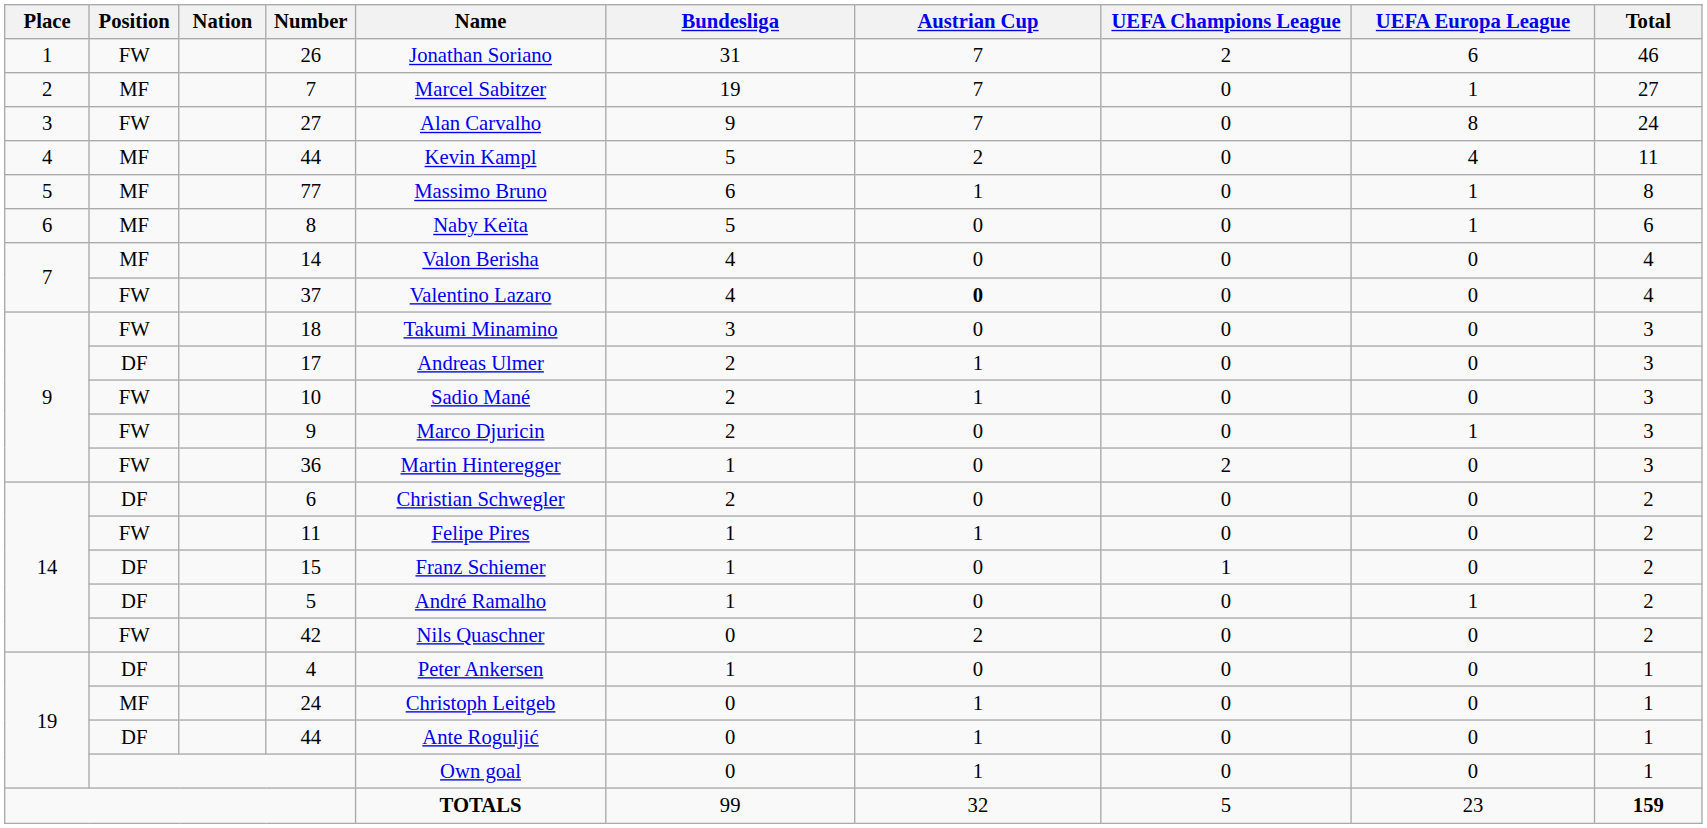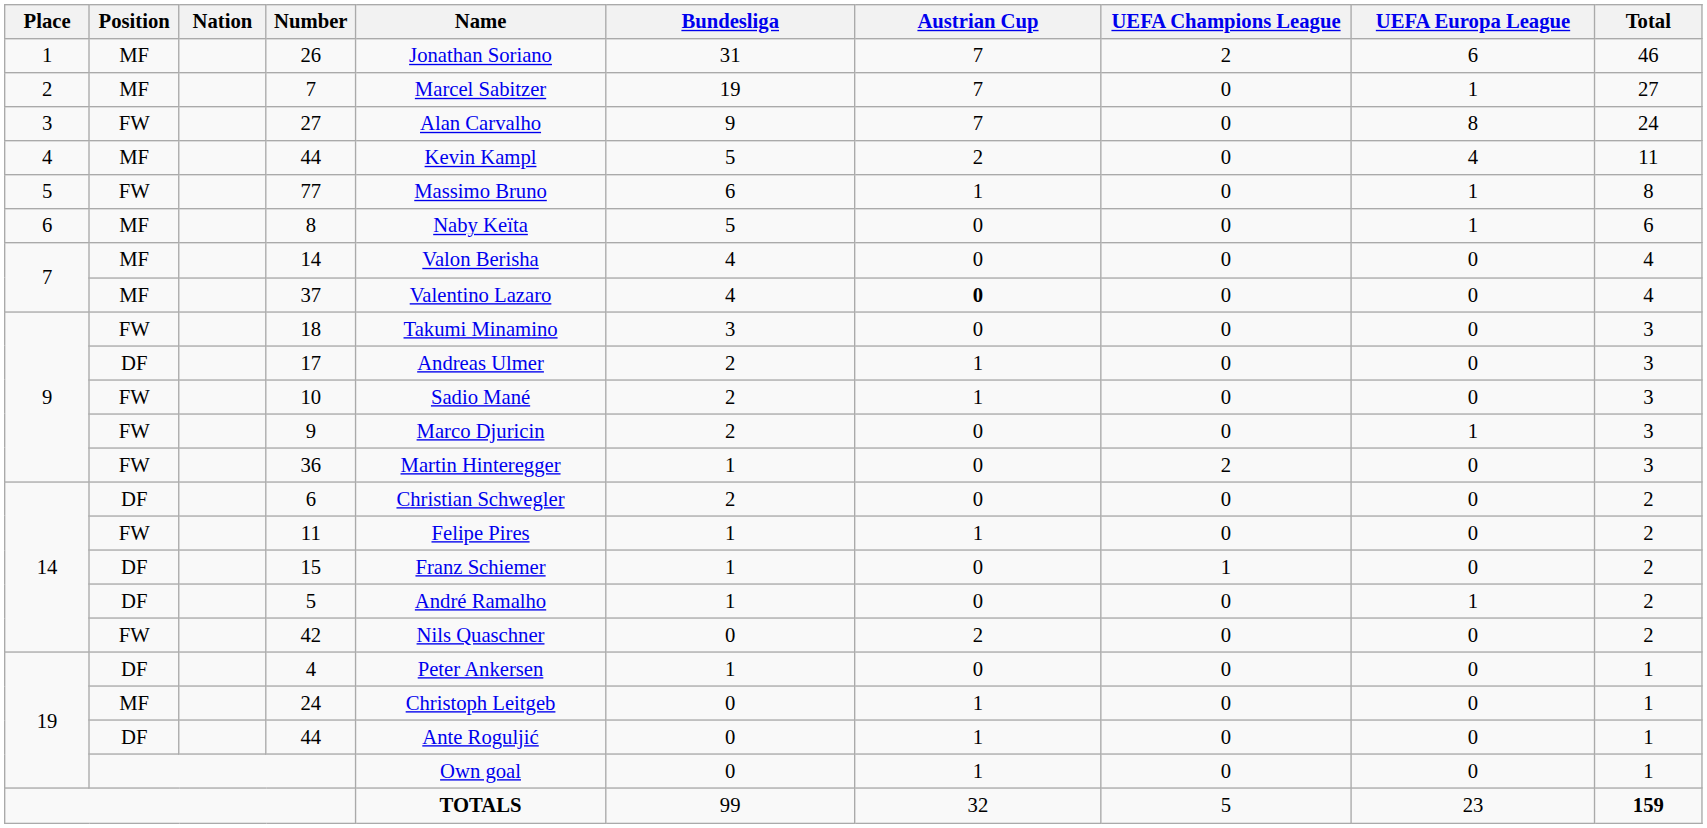(134, 55) FW -> (134, 55) MF
(134, 192) MF -> (134, 192) FW
(134, 294) FW -> (134, 294) MF
